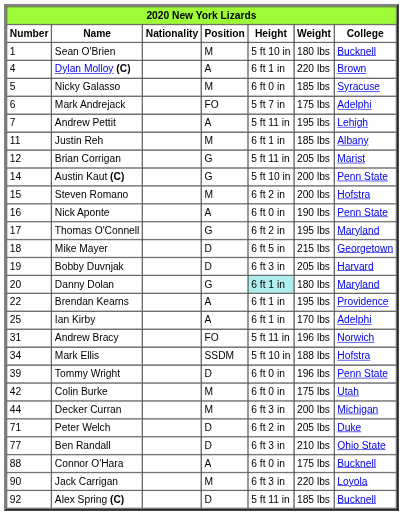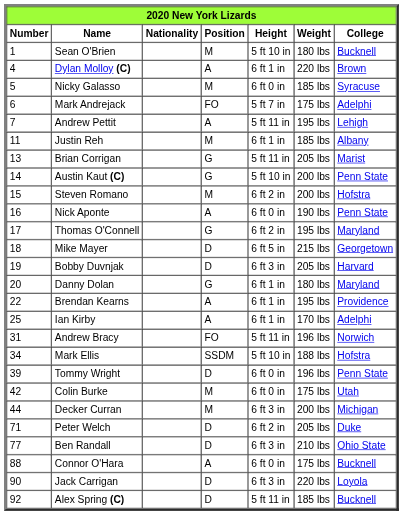(15, 159) 12 -> (15, 159) 13
(268, 284) paleturquoise background -> (268, 284) no background
(209, 481) M -> (208, 481) D
